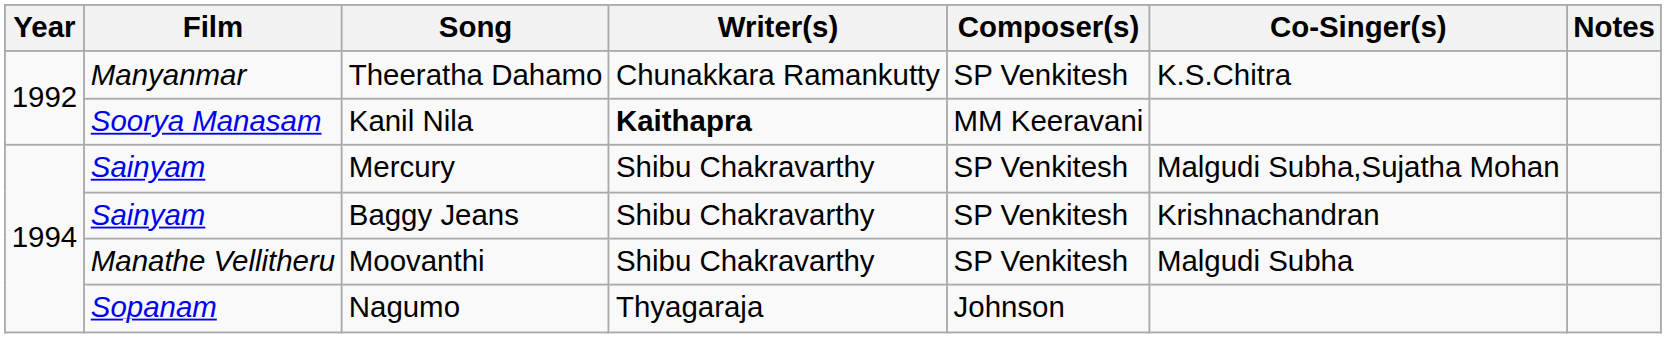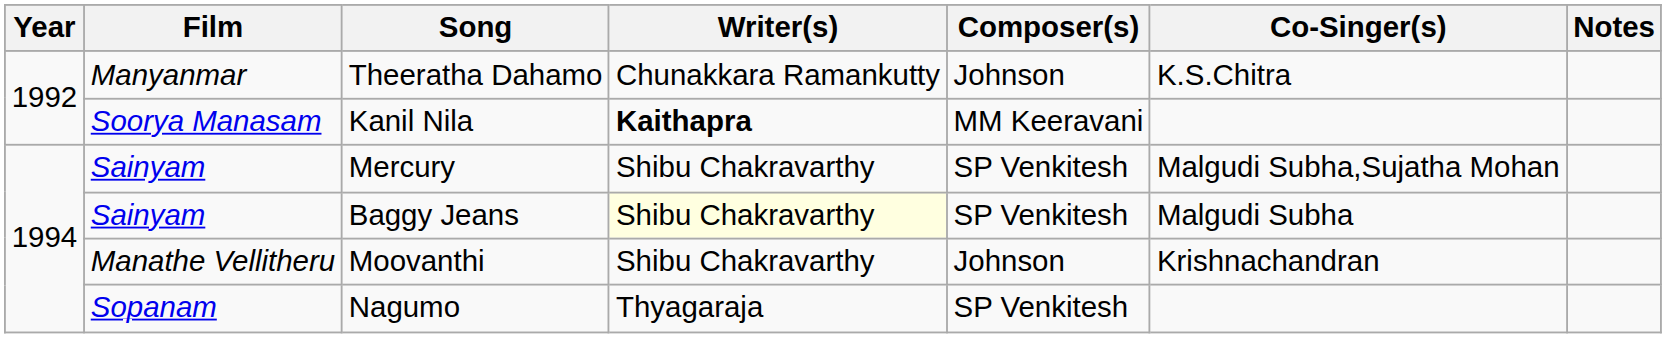(1041, 74) SP Venkitesh -> (1009, 74) Johnson
(745, 214) no background -> (745, 214) lightyellow background
(1268, 214) Krishnachandran -> (1255, 214) Malgudi Subha
(1041, 261) SP Venkitesh -> (1009, 261) Johnson
(1255, 261) Malgudi Subha -> (1268, 261) Krishnachandran
(1009, 307) Johnson -> (1041, 307) SP Venkitesh
